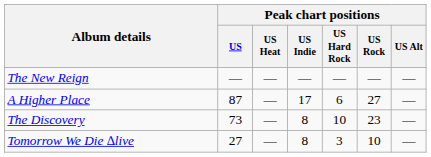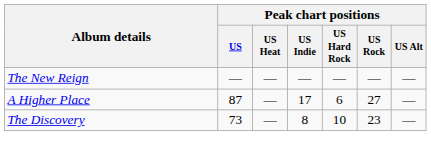- row: (71, 141)
